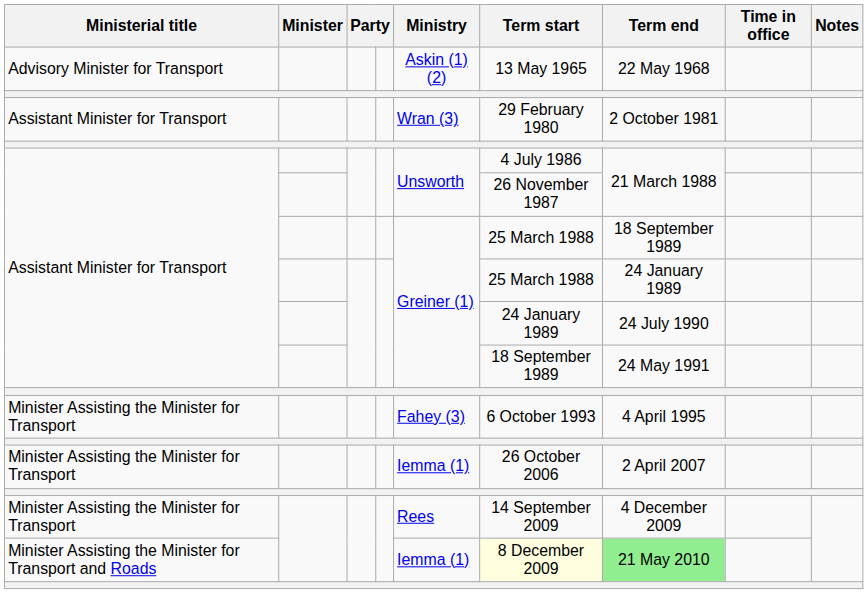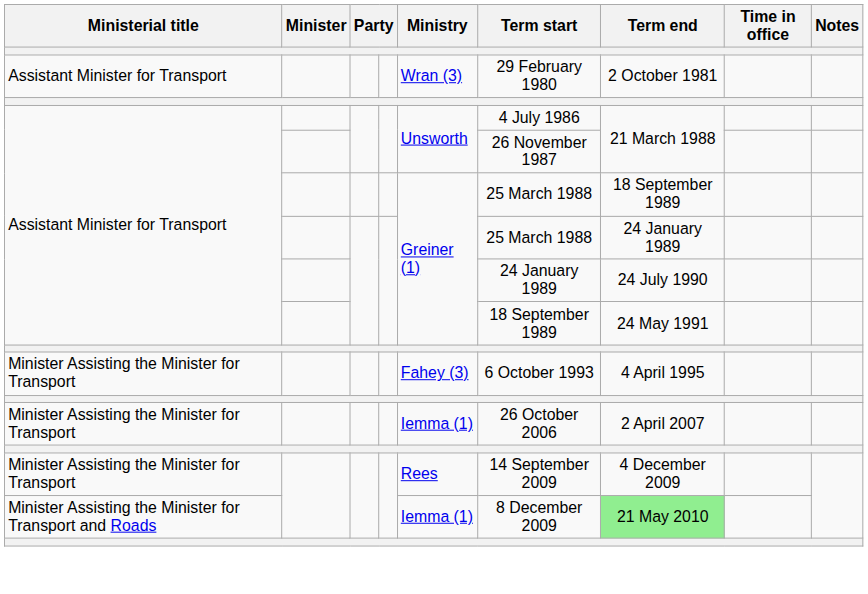- row: (116, 68)
(541, 559) lightyellow background -> (539, 517) no background
